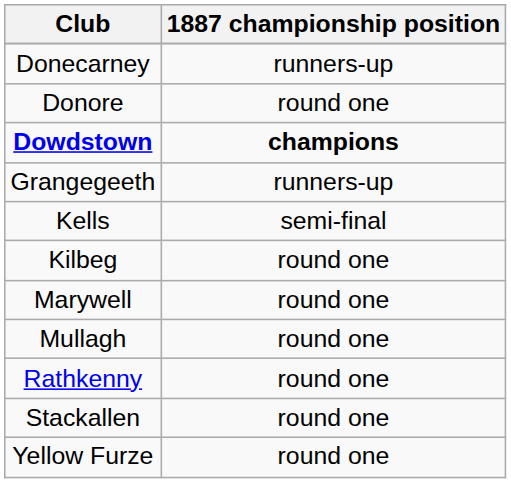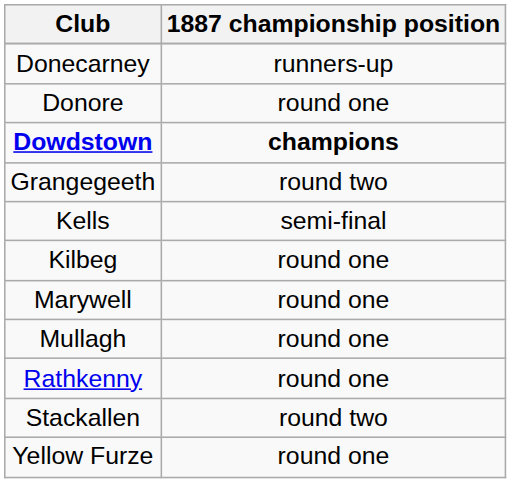(333, 181) runners-up -> (333, 181) round two
(333, 417) round one -> (333, 417) round two
